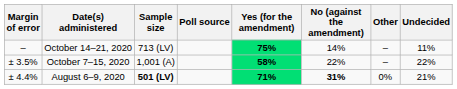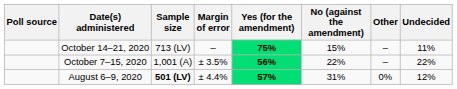columns swapped: (205, 23) <-> (23, 23)
(336, 48) 14% -> (336, 48) 15%
(267, 62) 58% -> (267, 62) 56%
(267, 77) 71% -> (267, 77) 57%
(336, 77) bold -> (336, 77) normal
(426, 77) 21% -> (426, 77) 12%
